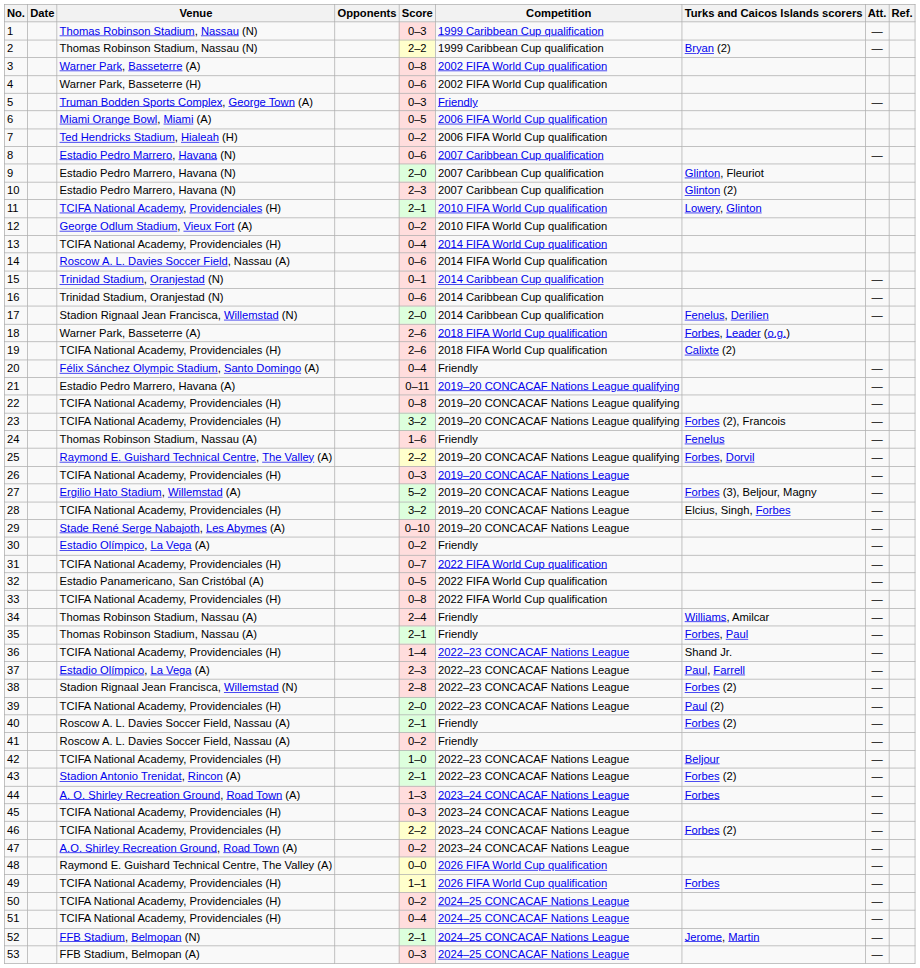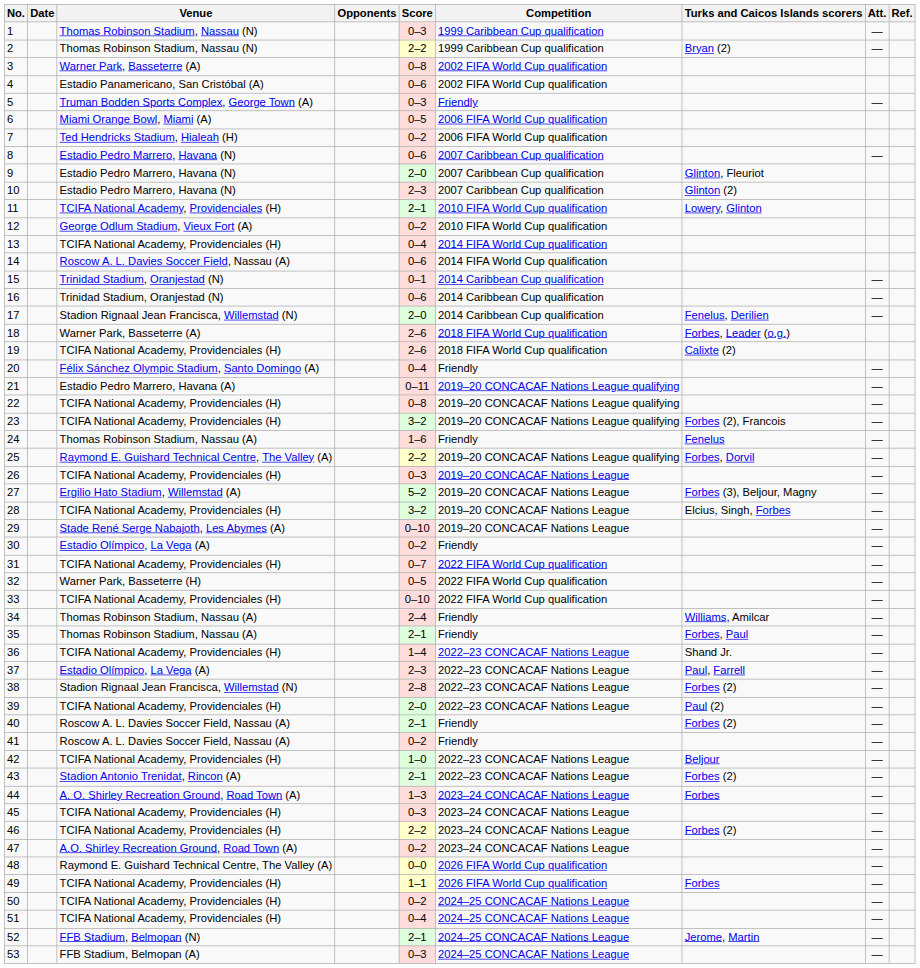(130, 84) Warner Park, Basseterre (H) -> (162, 84) Estadio Panamericano, San Cristóbal (A)
(162, 581) Estadio Panamericano, San Cristóbal (A) -> (130, 581) Warner Park, Basseterre (H)
(417, 599) 0–8 -> (417, 599) 0–10
